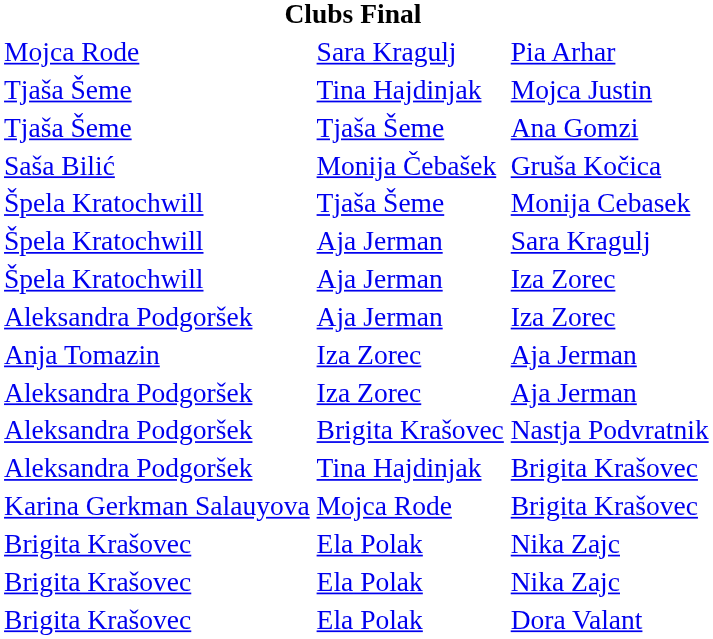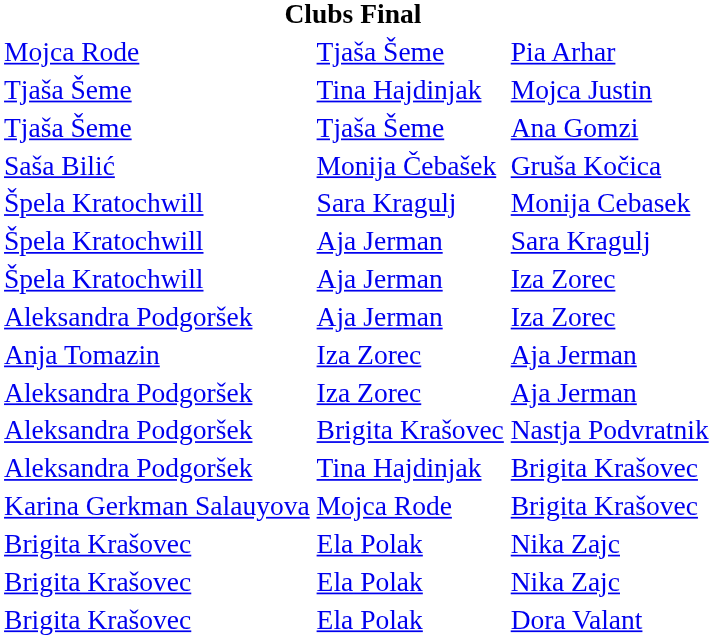(387, 52) Sara Kragulj -> (380, 52) Tjaša Šeme
(380, 203) Tjaša Šeme -> (387, 203) Sara Kragulj
